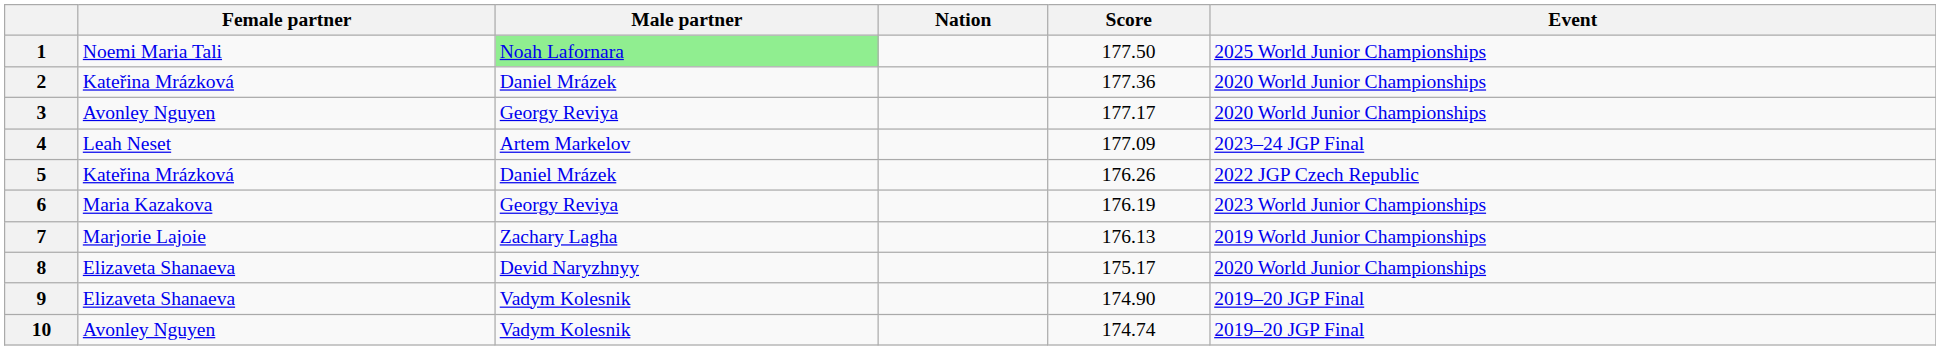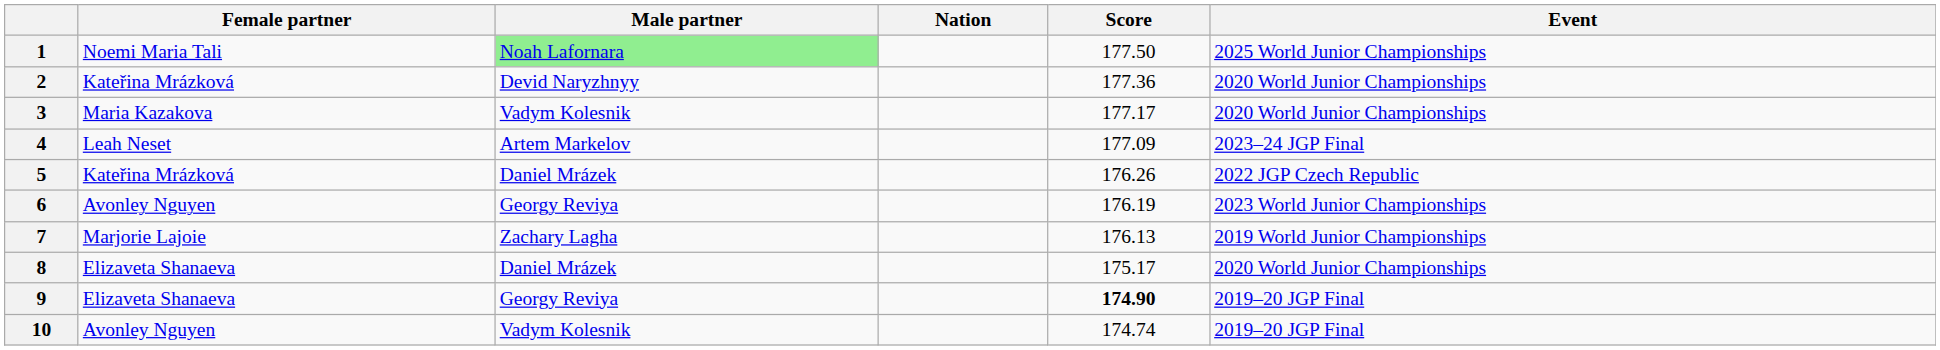(558, 81) Daniel Mrázek -> (569, 81) Devid Naryzhnyy
(149, 112) Avonley Nguyen -> (148, 112) Maria Kazakova
(559, 112) Georgy Reviya -> (565, 112) Vadym Kolesnik
(148, 205) Maria Kazakova -> (149, 205) Avonley Nguyen
(569, 267) Devid Naryzhnyy -> (558, 267) Daniel Mrázek
(565, 298) Vadym Kolesnik -> (559, 298) Georgy Reviya
(1129, 298) normal -> (1129, 298) bold
